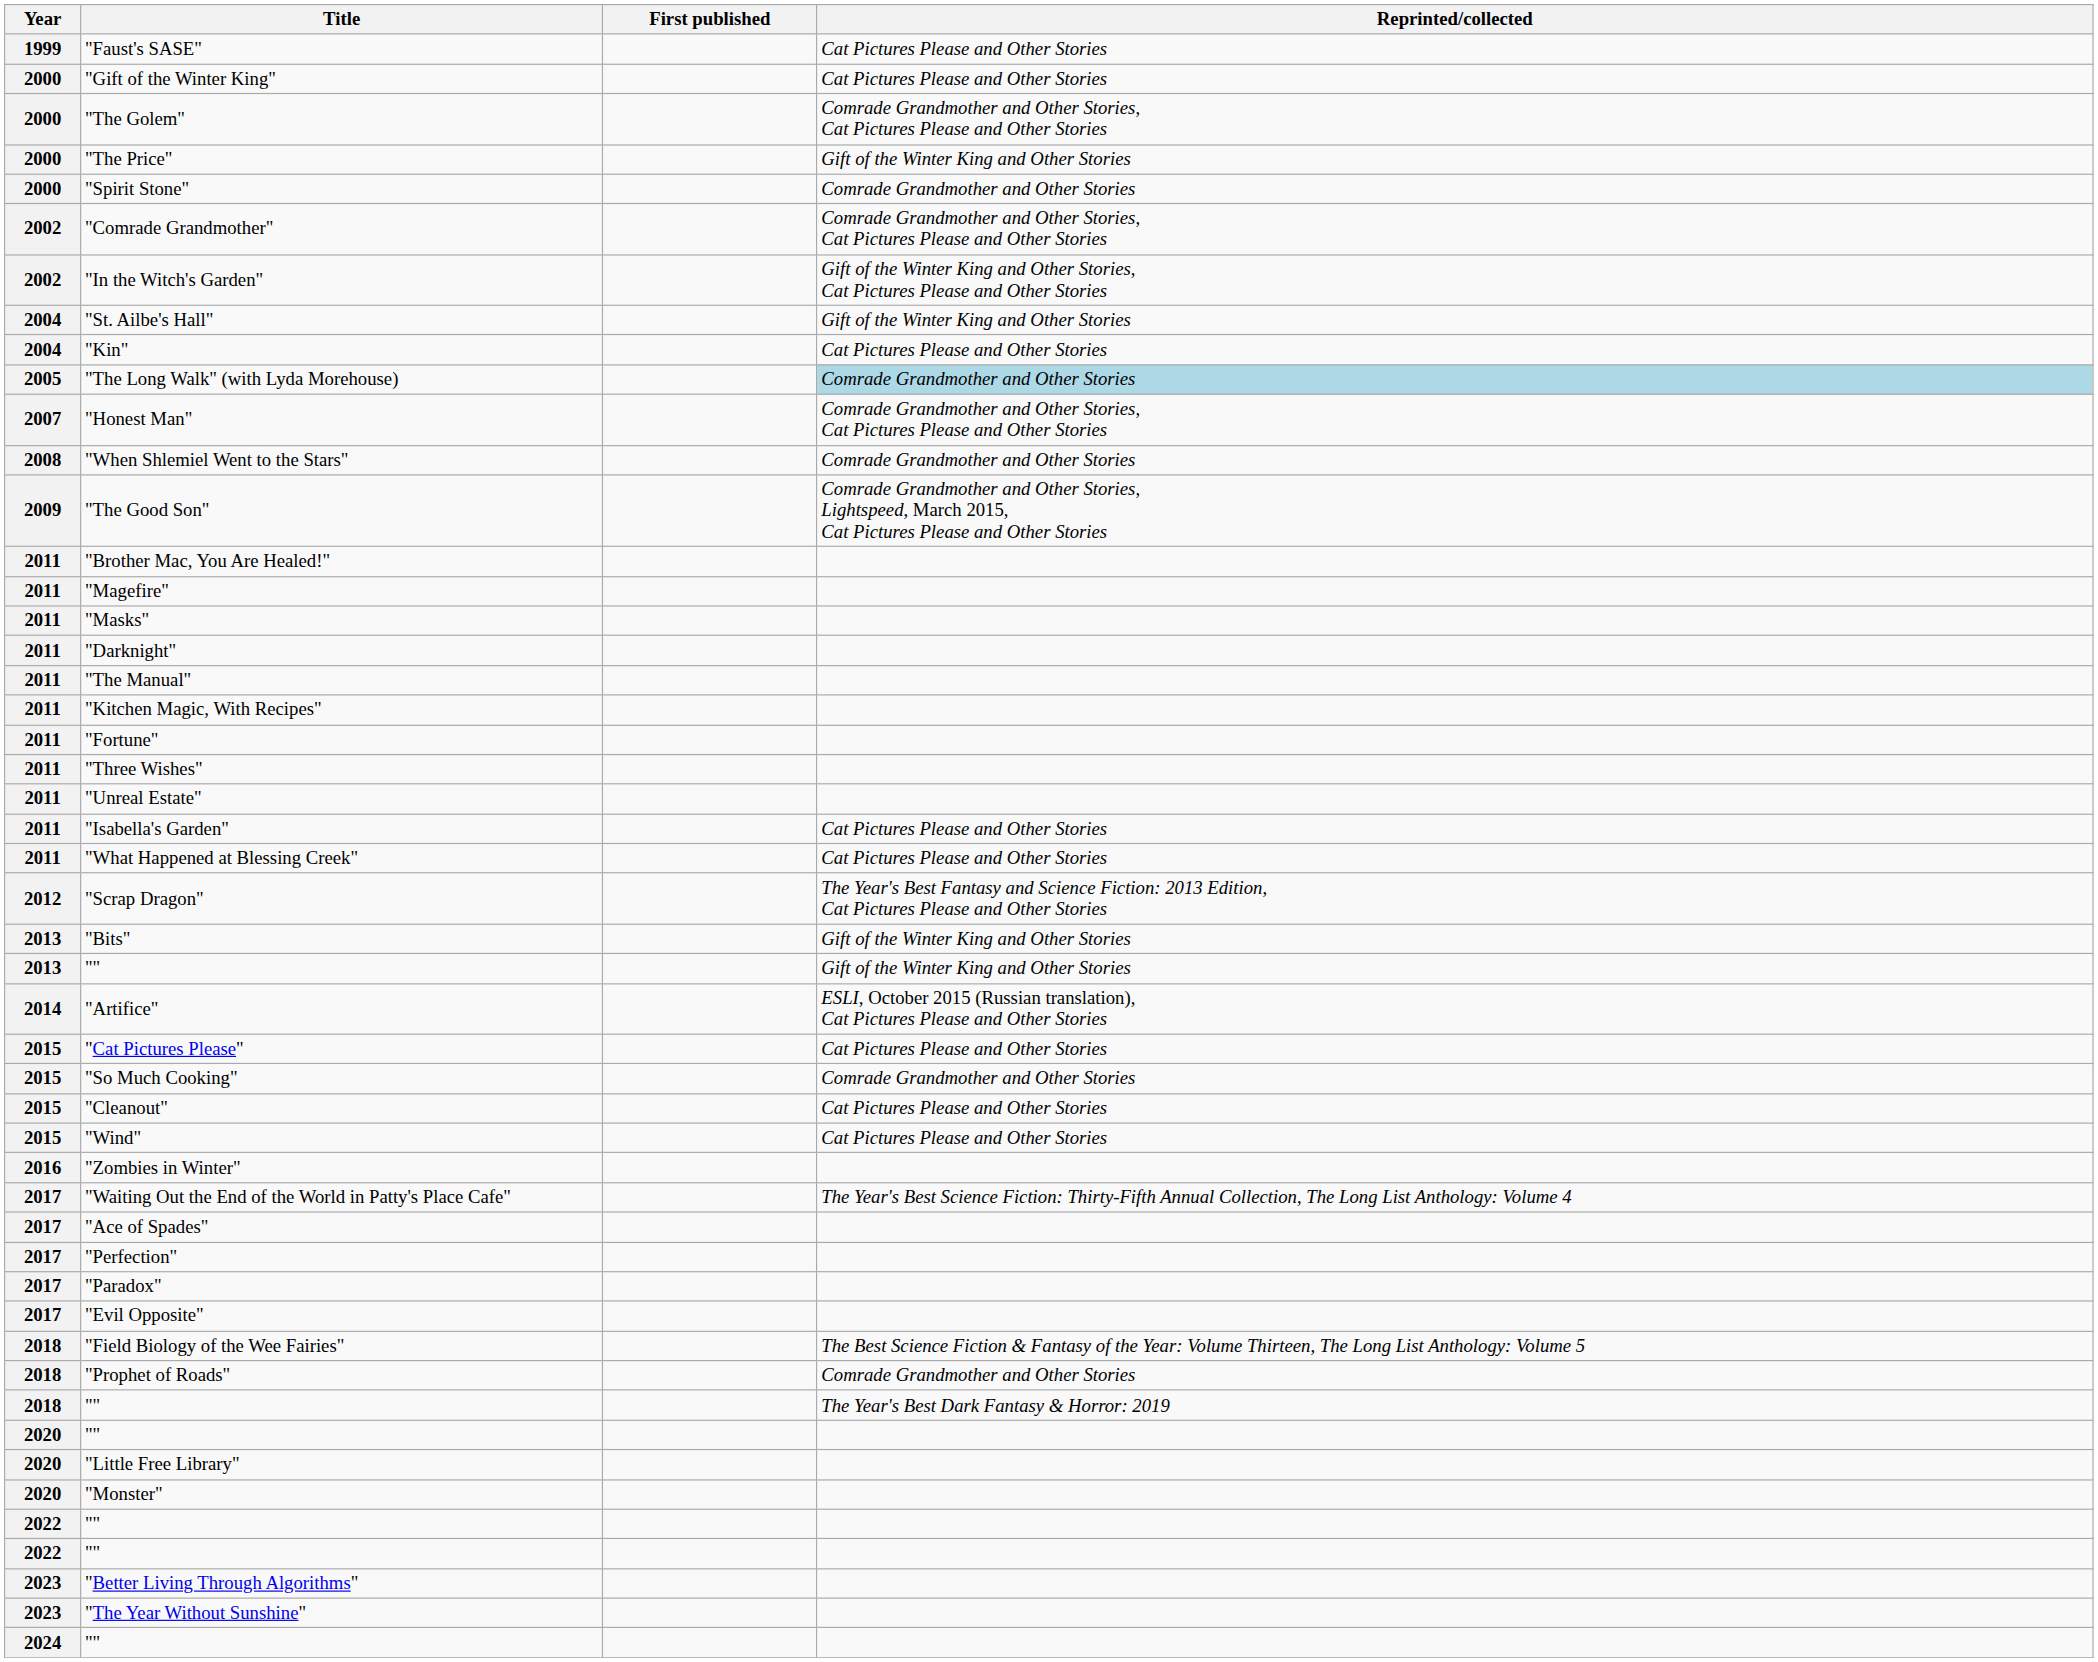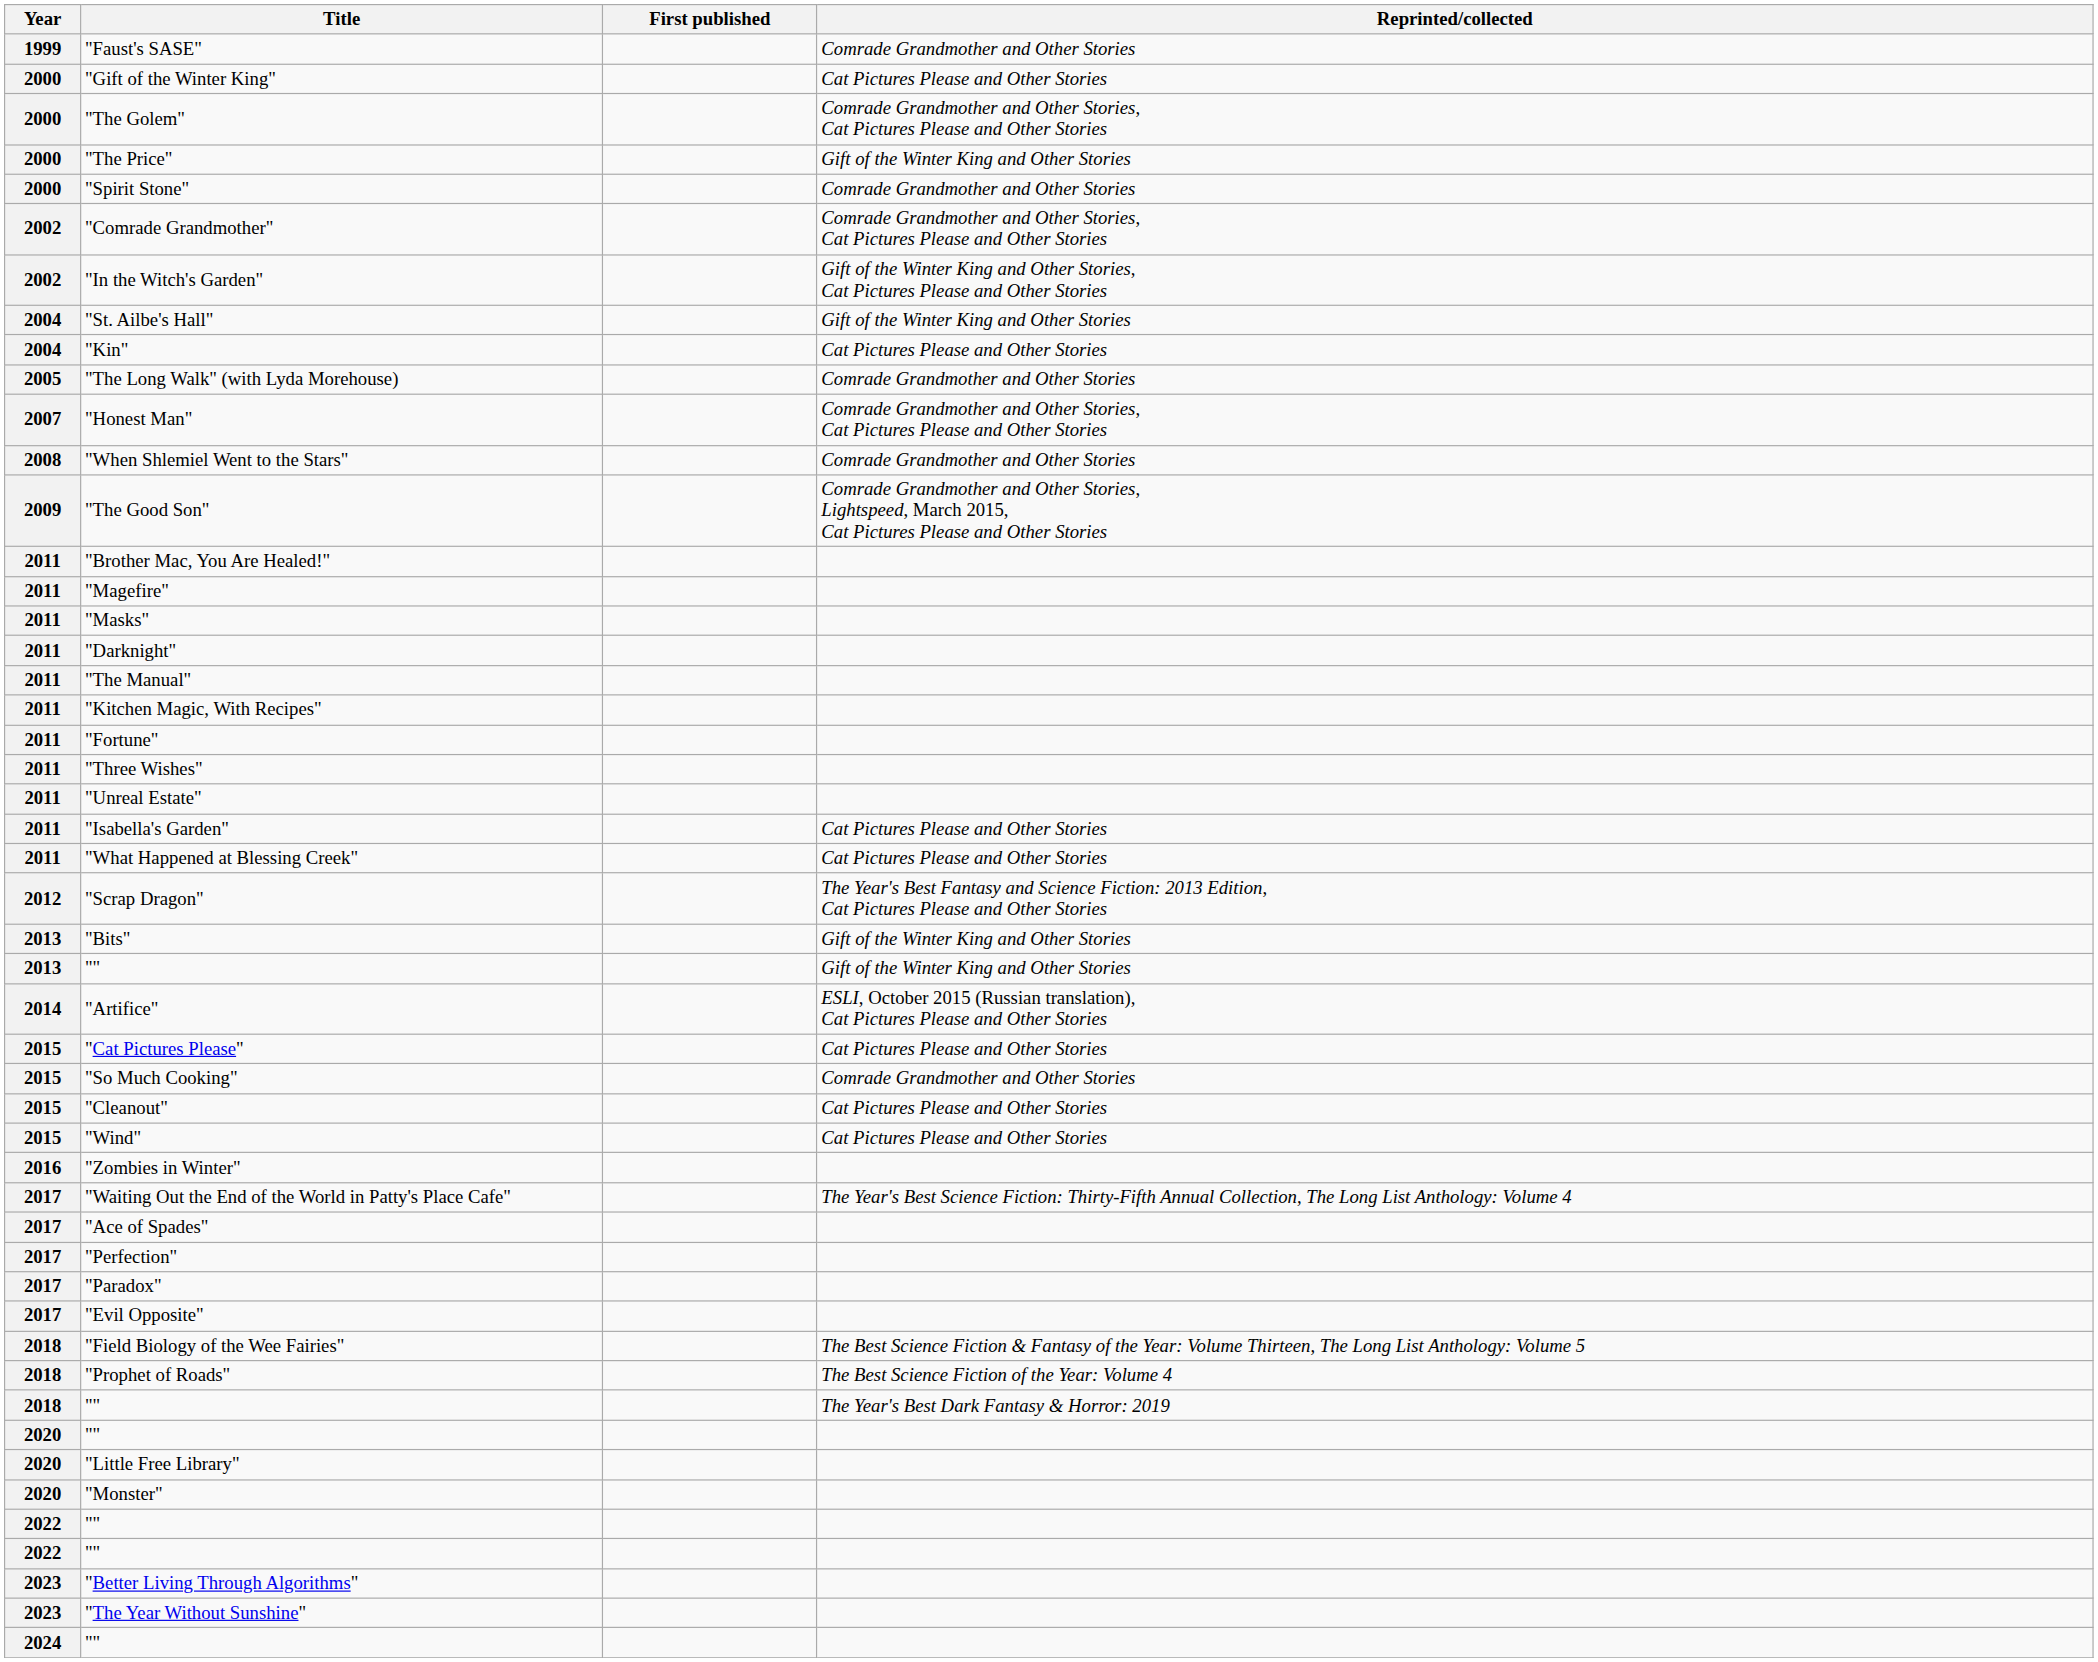(964, 49) Cat Pictures Please and Other Stories -> (978, 49) Comrade Grandmother and Other Stories
(978, 379) lightblue background -> (978, 379) no background
(978, 1375) Comrade Grandmother and Other Stories -> (997, 1375) The Best Science Fiction of the Year: Volume 4
